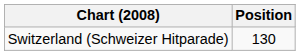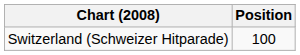(264, 38) 130 -> (264, 38) 100
